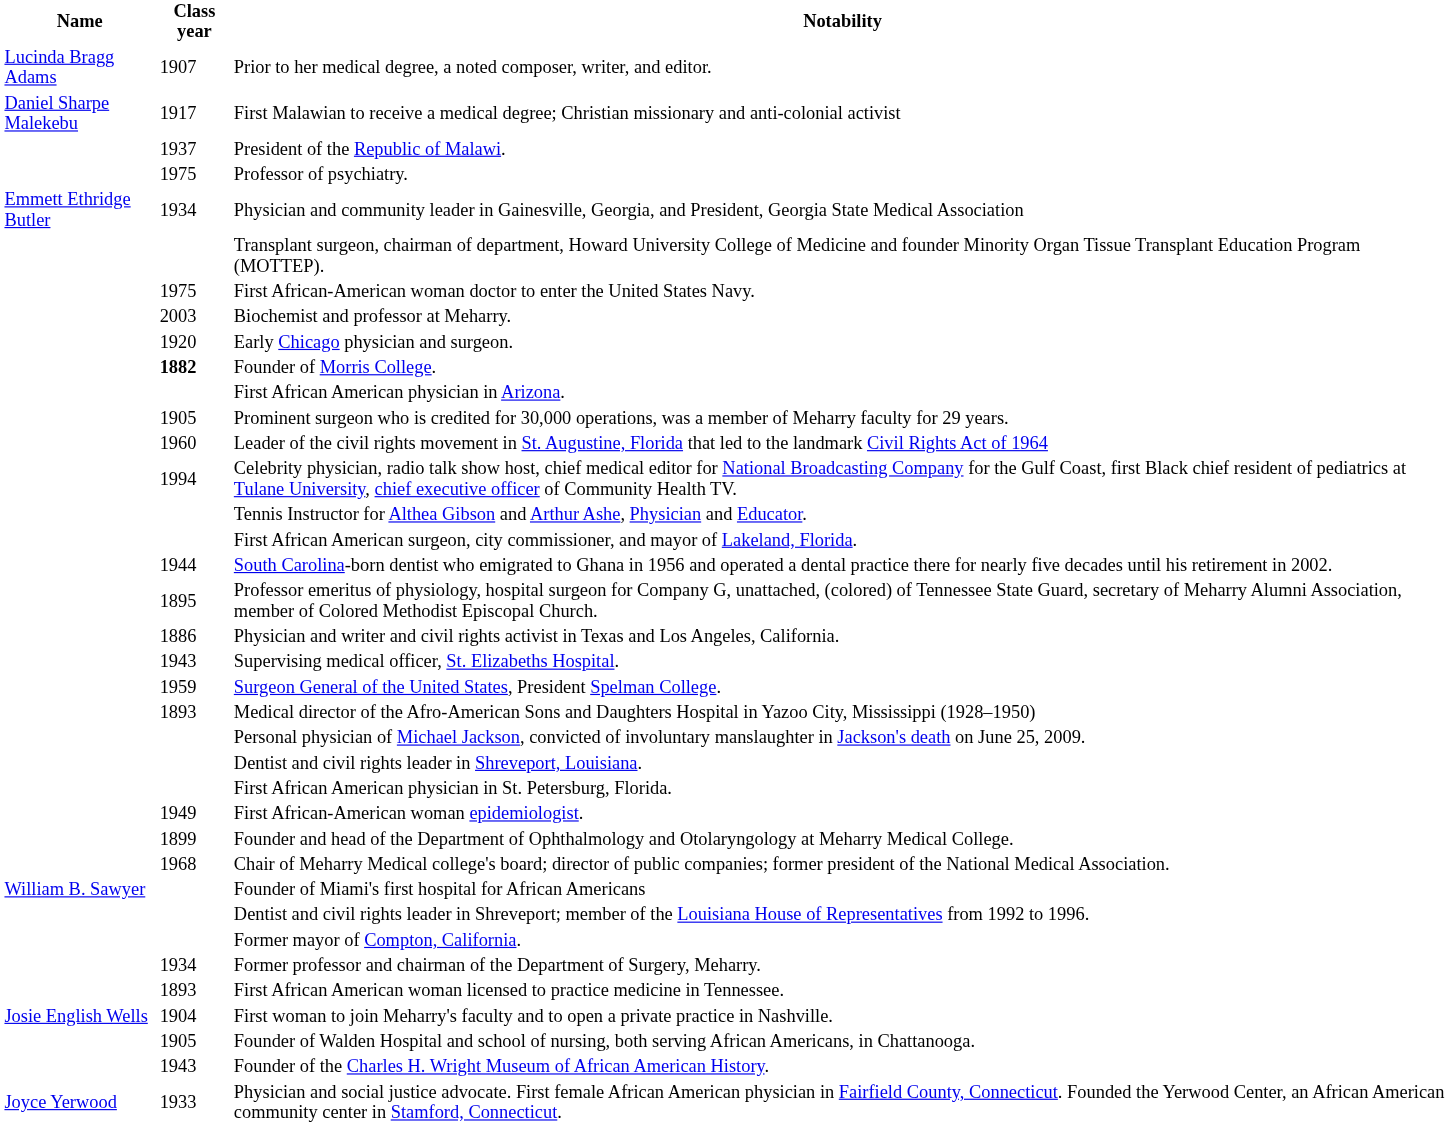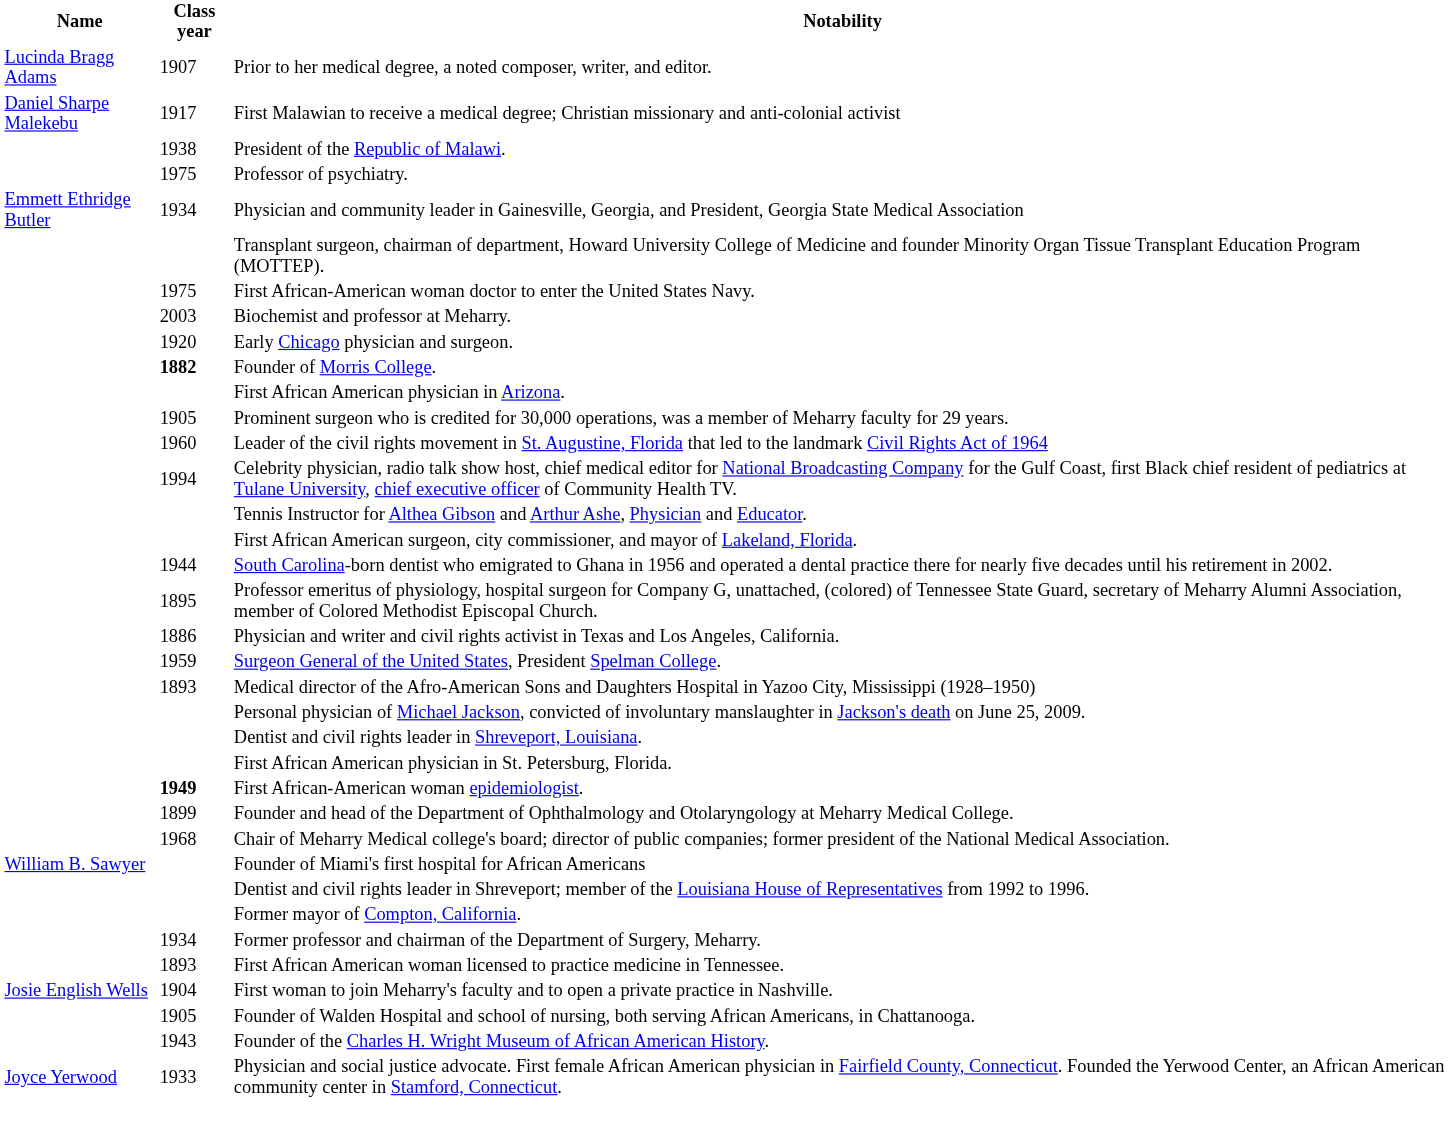(178, 148) 1937 -> (178, 148) 1938
- row: (426, 661)
(178, 813) normal -> (178, 788) bold
